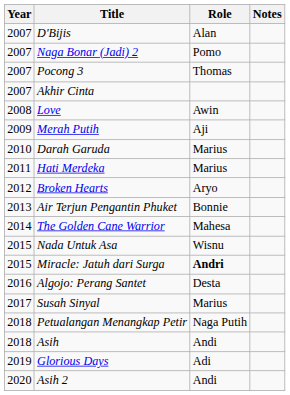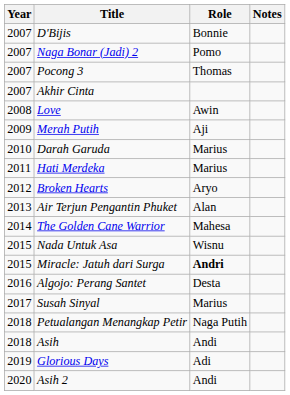(204, 33) Alan -> (210, 33) Bonnie
(210, 206) Bonnie -> (204, 206) Alan
